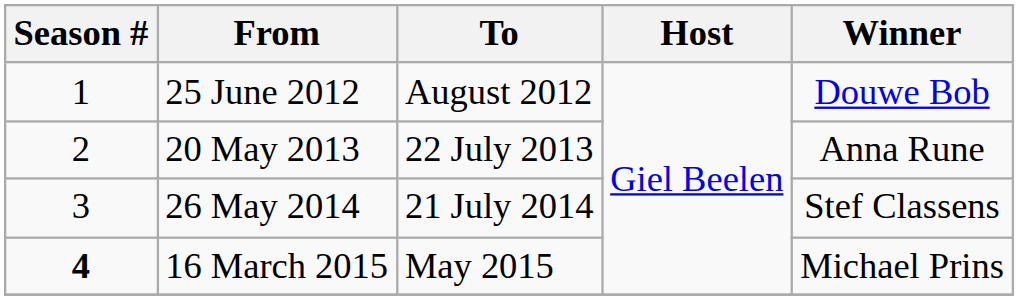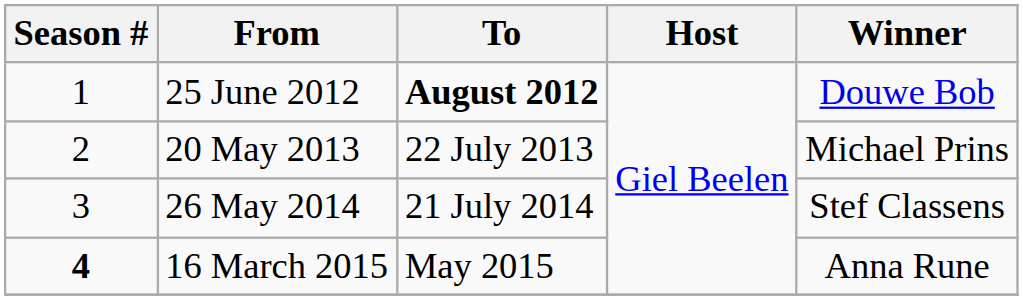(499, 91) normal -> (502, 91) bold
(902, 149) Anna Rune -> (907, 149) Michael Prins
(902, 264) Michael Prins -> (907, 264) Anna Rune
